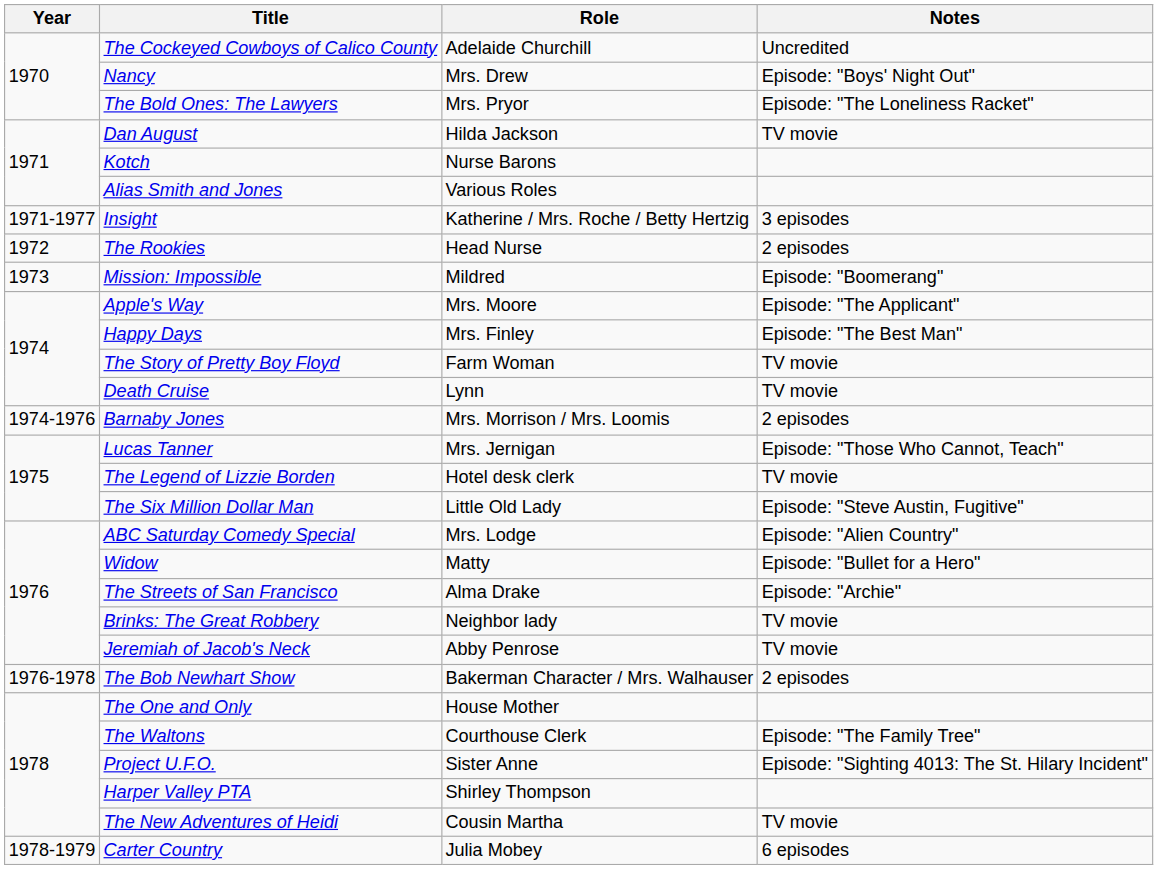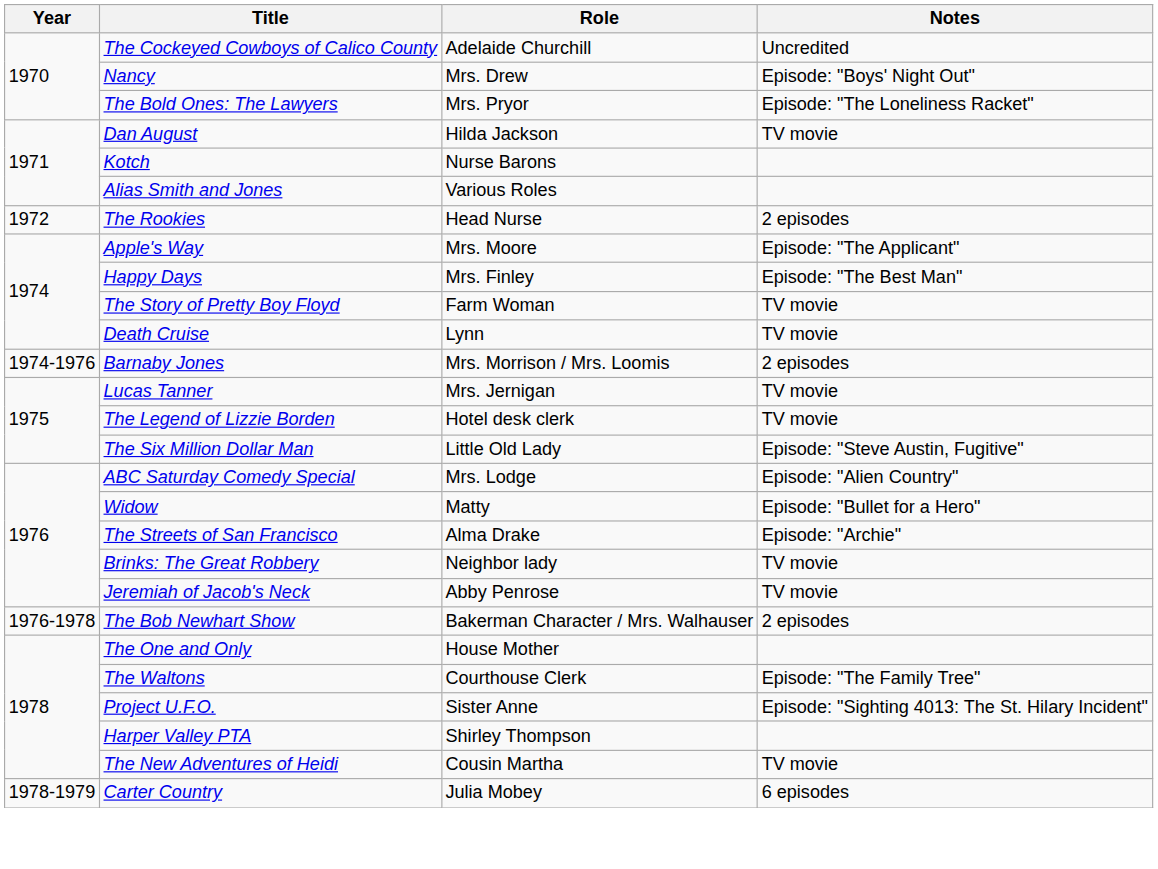- row: (130, 219)
- row: (182, 276)
(913, 448) Episode: "Those Who Cannot, Teach" -> (800, 391) TV movie
